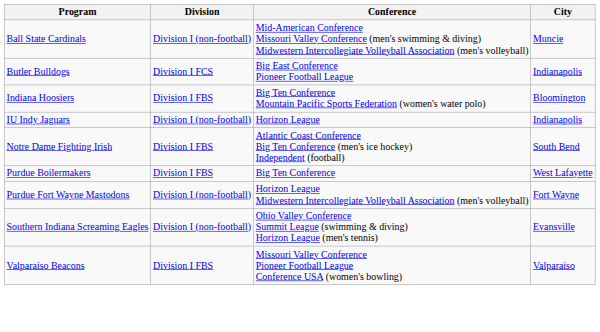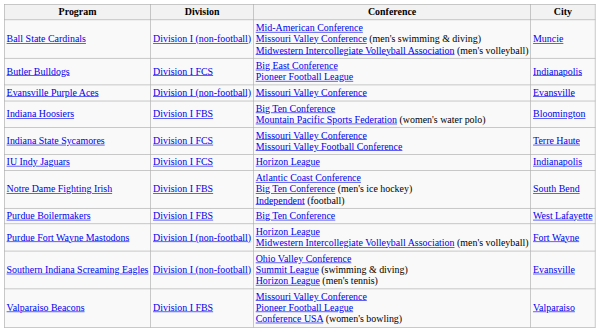+ row: (53, 93)
+ row: (56, 141)
(202, 119) Division I (non-football) -> (183, 162) Division I FCS
